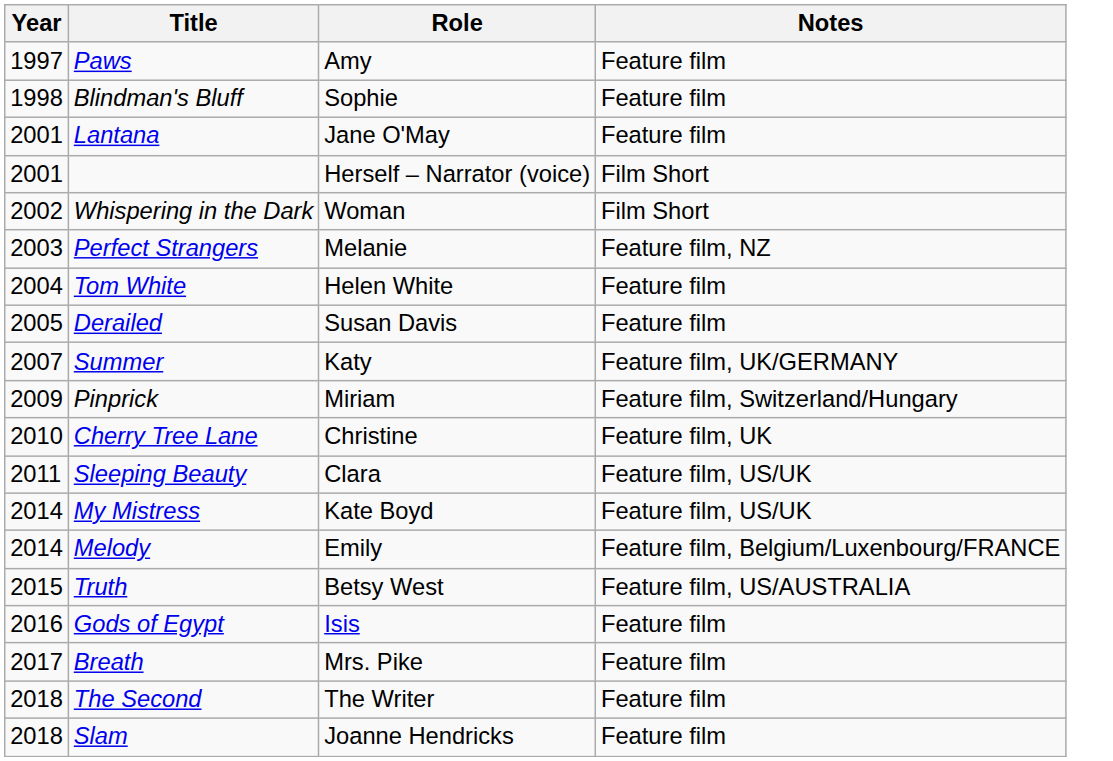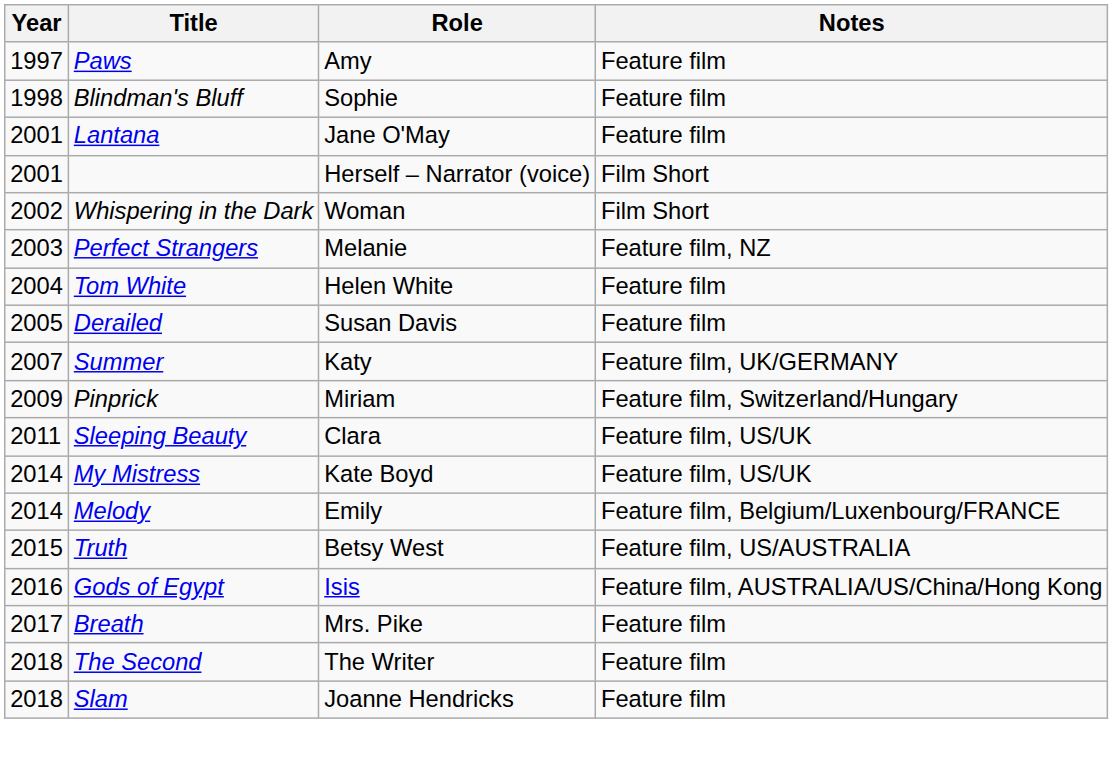- row: (166, 436)
(663, 624) Feature film -> (852, 586) Feature film, AUSTRALIA/US/China/Hong Kong
